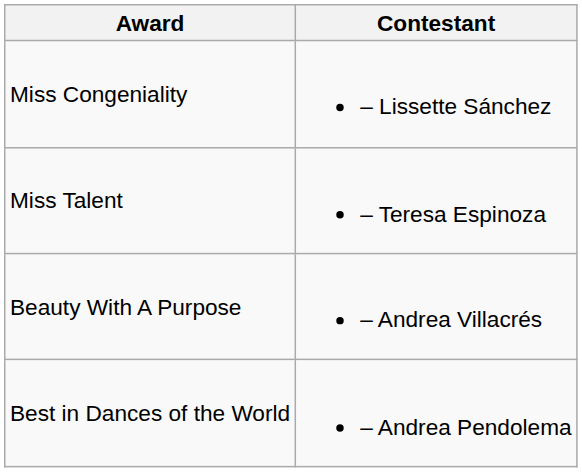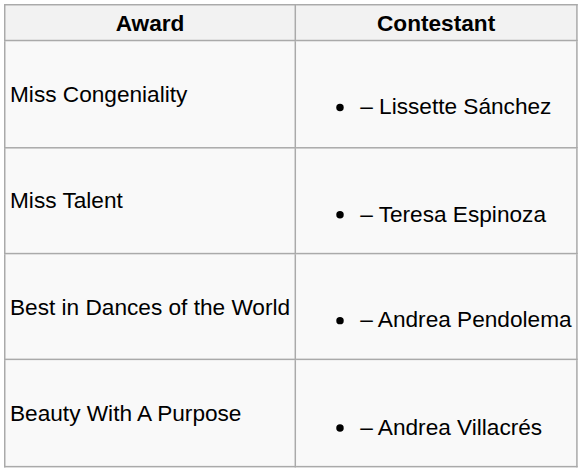rows swapped: (126, 307) <-> (150, 413)
